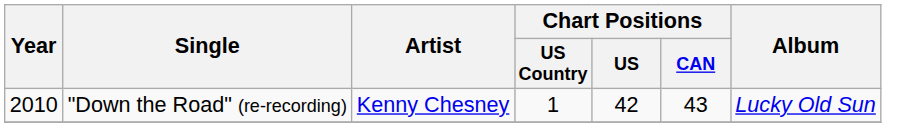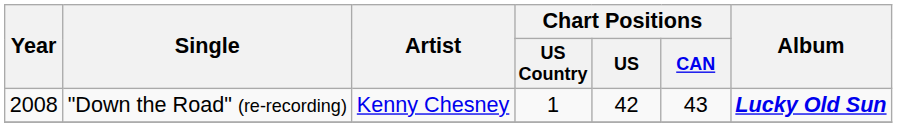(34, 104) 2010 -> (34, 104) 2008
(806, 104) normal -> (811, 104) bold
